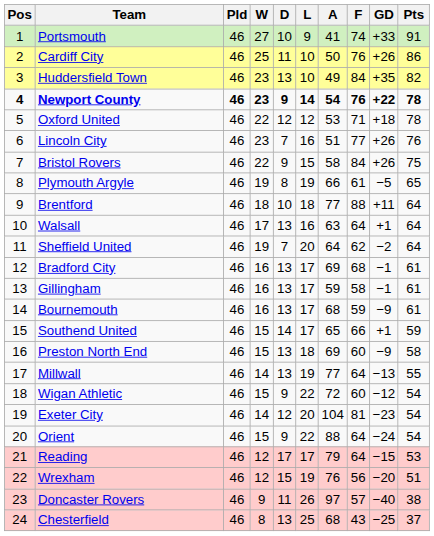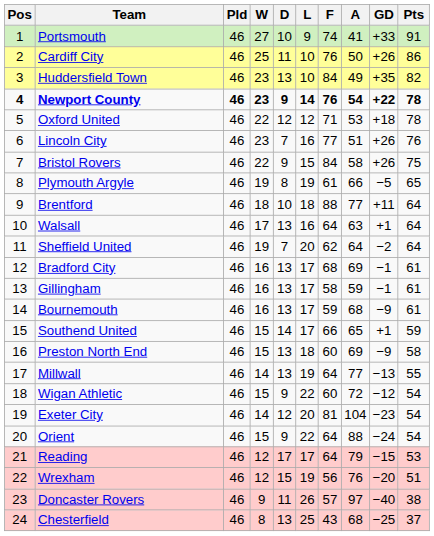columns swapped: (358, 15) <-> (333, 15)
